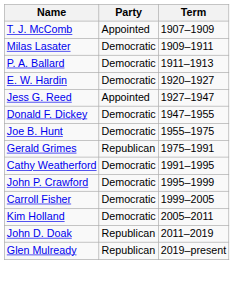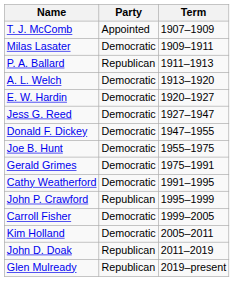(129, 64) Democratic -> (128, 64) Republican
+ row: (34, 81)
(126, 98) Appointed -> (129, 115) Democratic
(128, 149) Republican -> (129, 166) Democratic
(129, 183) Democratic -> (128, 200) Republican
